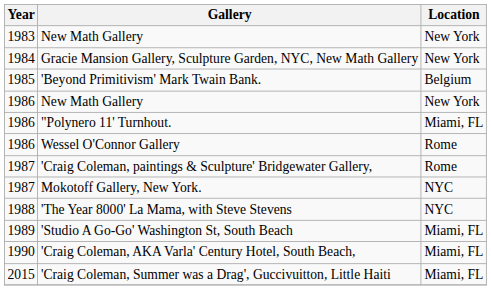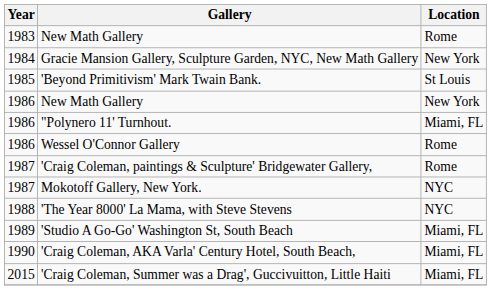(452, 36) New York -> (441, 36) Rome
(448, 79) Belgium -> (447, 79) St Louis
